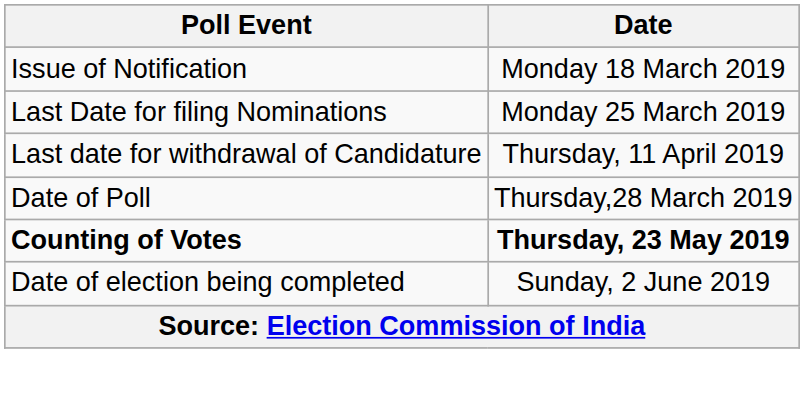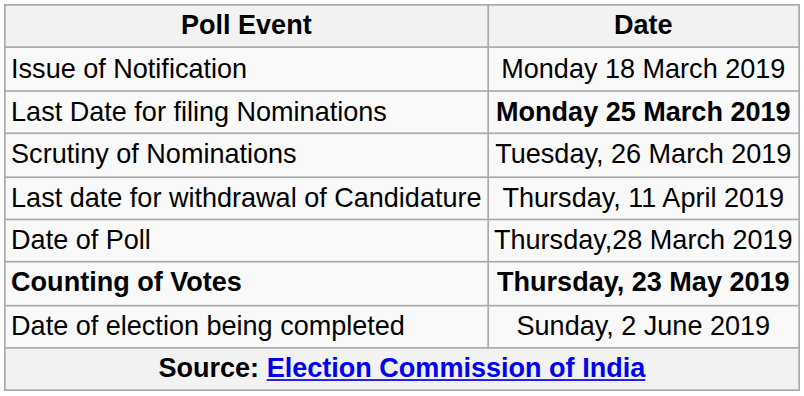(643, 111) normal -> (643, 111) bold
+ row: (154, 154)
